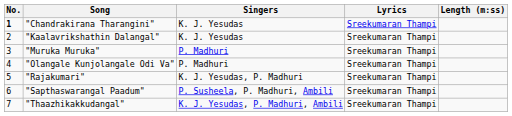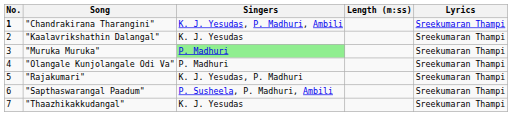columns swapped: (392, 11) <-> (473, 11)
(211, 25) K. J. Yesudas -> (261, 25) K. J. Yesudas, P. Madhuri, Ambili
(203, 51) no background -> (203, 51) lightgreen background
(261, 105) K. J. Yesudas, P. Madhuri, Ambili -> (211, 105) K. J. Yesudas
